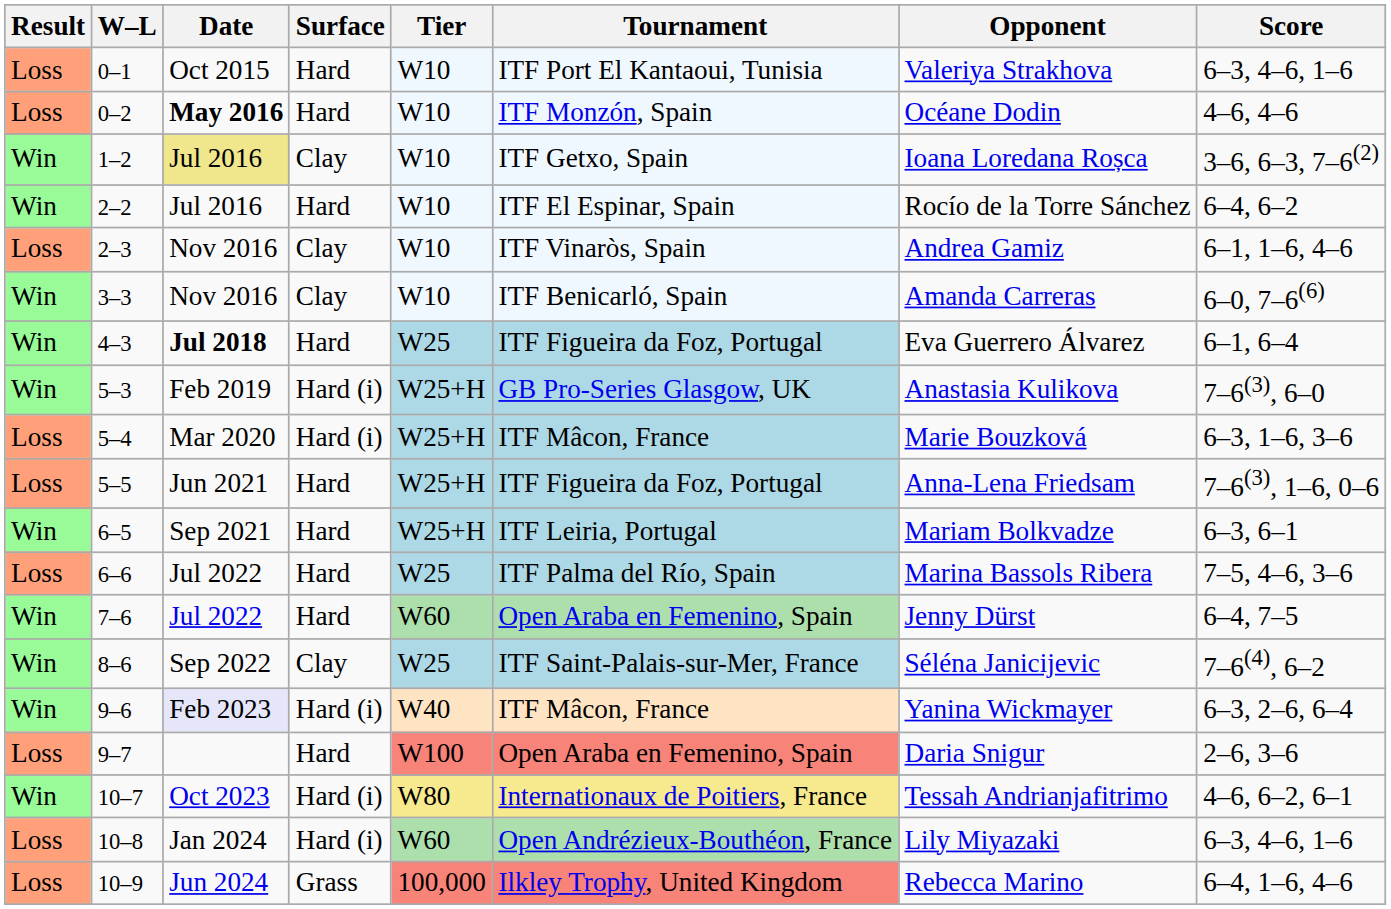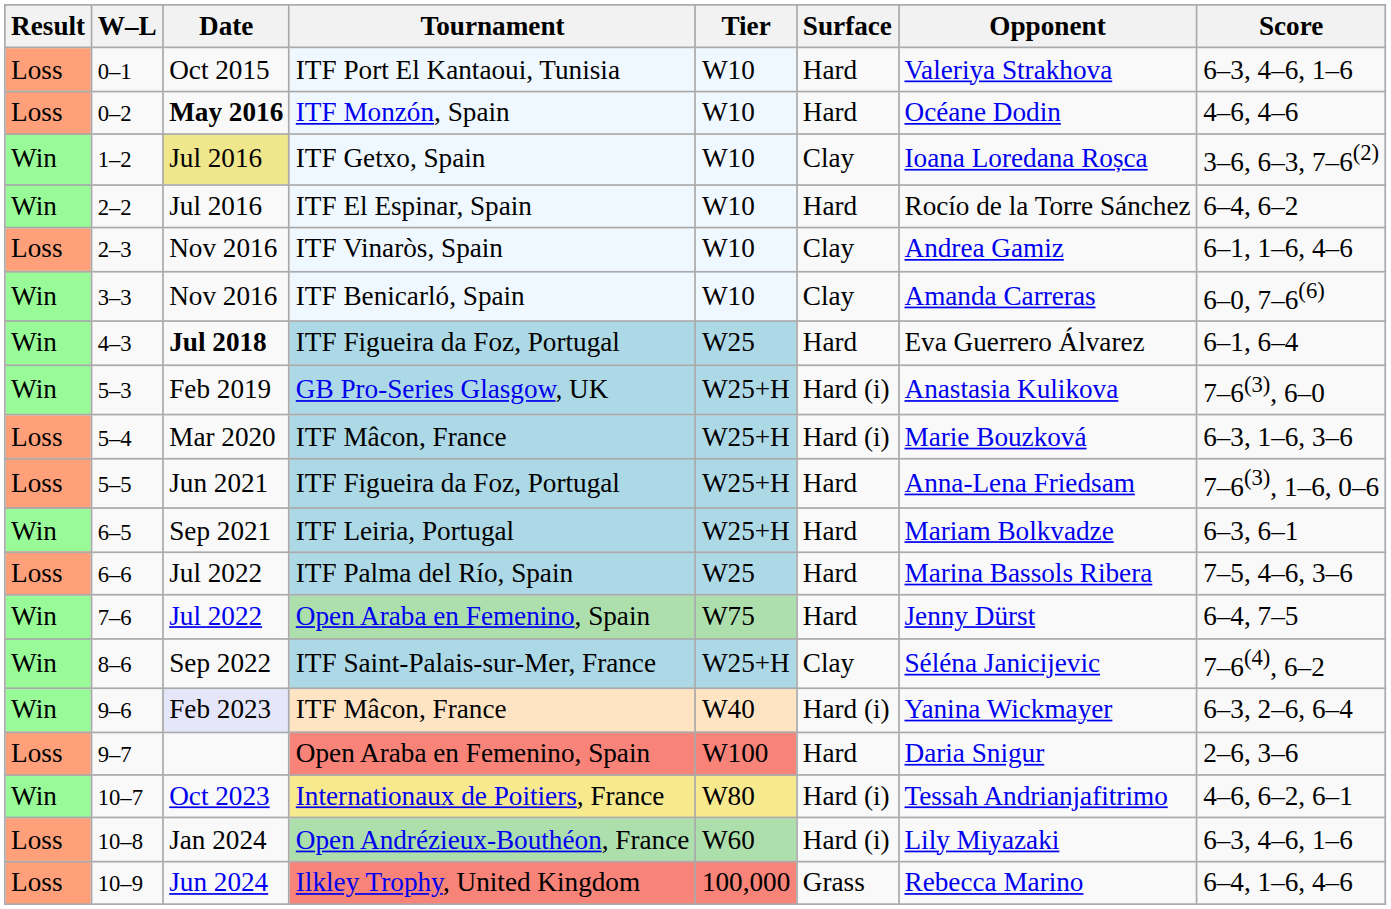columns swapped: (695, 26) <-> (340, 26)
(424, 616) W60 -> (728, 616) W75
(424, 663) W25 -> (746, 663) W25+H
